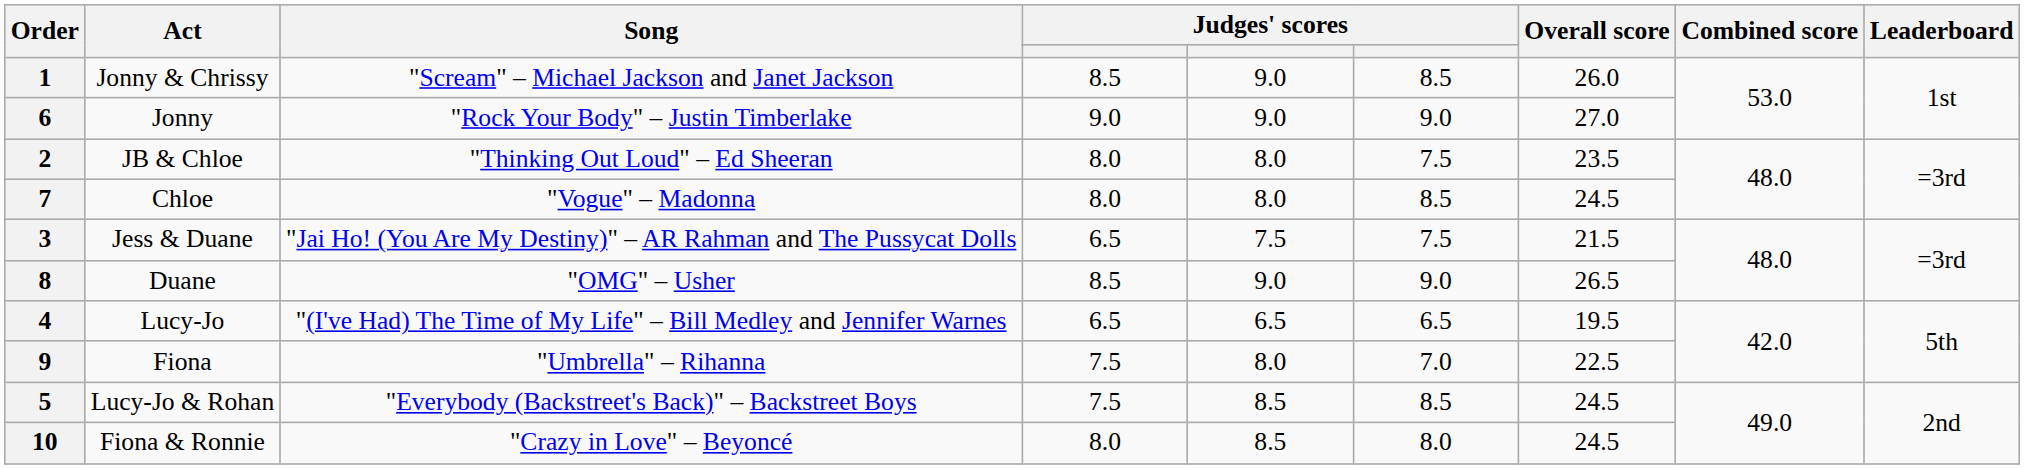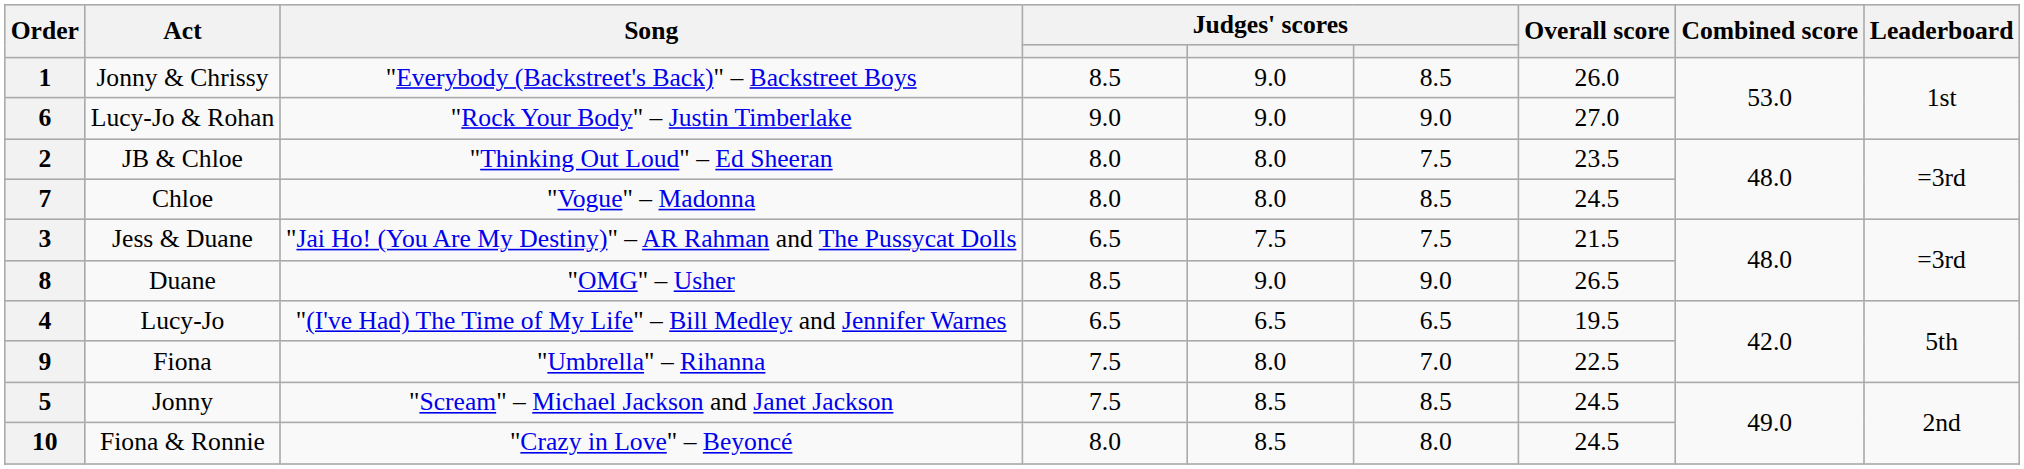(651, 77) "Scream" – Michael Jackson and Janet Jackson -> (651, 77) "Everybody (Backstreet's Back)" – Backstreet Boys
(182, 117) Jonny -> (182, 117) Lucy-Jo & Rohan
(182, 402) Lucy-Jo & Rohan -> (182, 402) Jonny
(651, 402) "Everybody (Backstreet's Back)" – Backstreet Boys -> (651, 402) "Scream" – Michael Jackson and Janet Jackson
